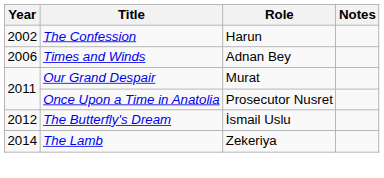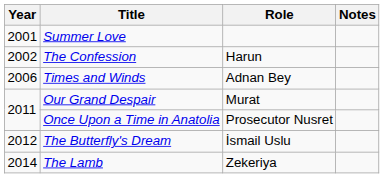+ row: (84, 36)
